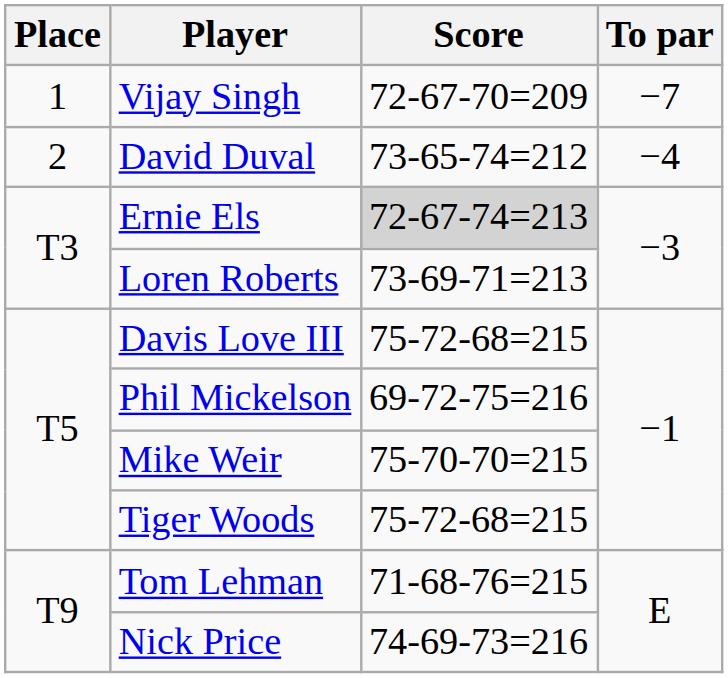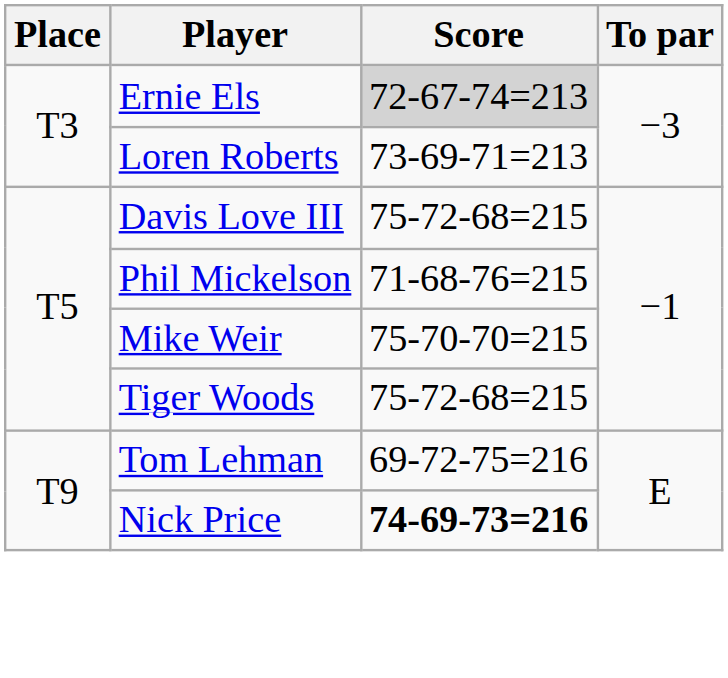- row: (209, 95)
- row: (217, 156)
(479, 398) 69-72-75=216 -> (479, 277) 71-68-76=215
(479, 580) 71-68-76=215 -> (479, 459) 69-72-75=216
(479, 641) normal -> (479, 519) bold
